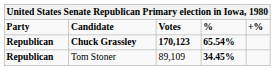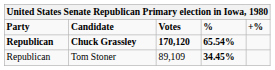(174, 42) 170,123 -> (174, 42) 170,120
(30, 57) bold -> (28, 57) normal
